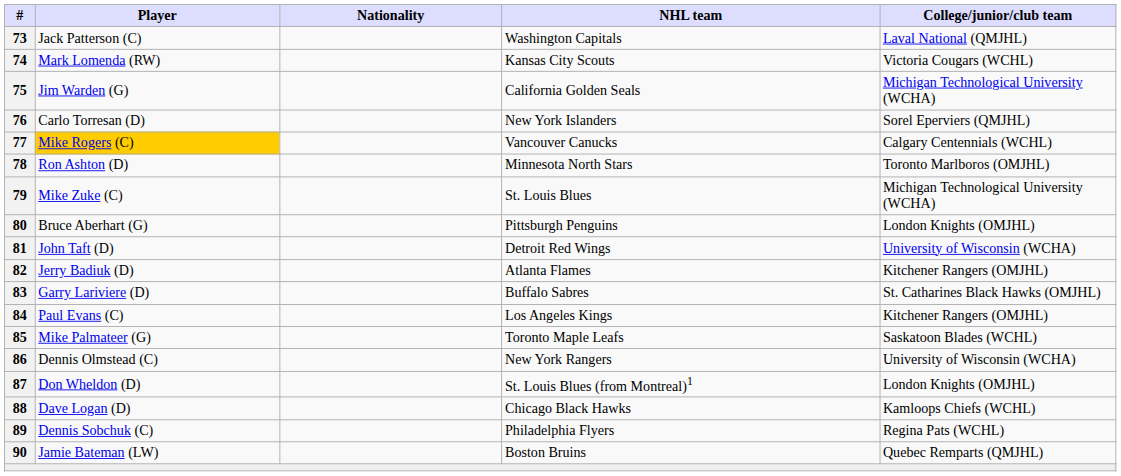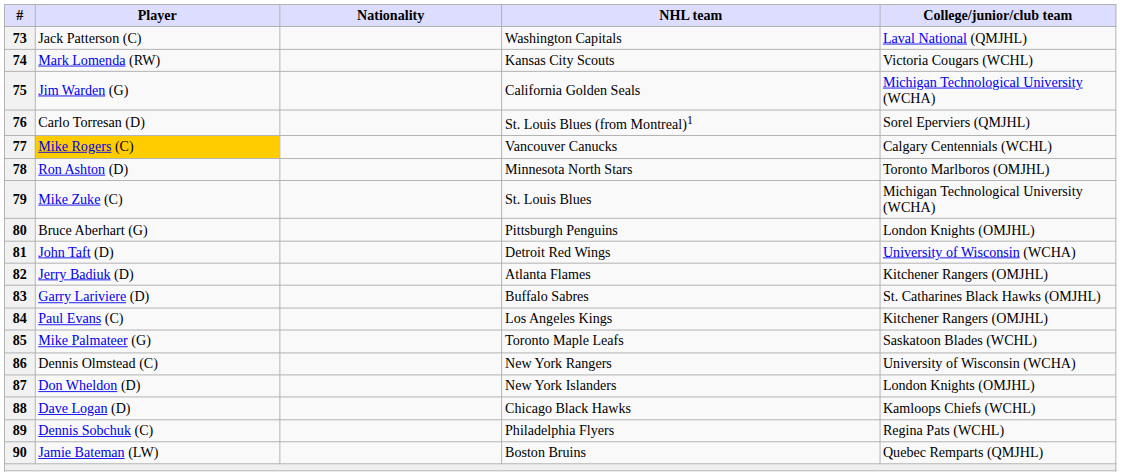(561, 120) New York Islanders -> (599, 122) St. Louis Blues (from Montreal)1
(599, 384) St. Louis Blues (from Montreal)1 -> (561, 386) New York Islanders
